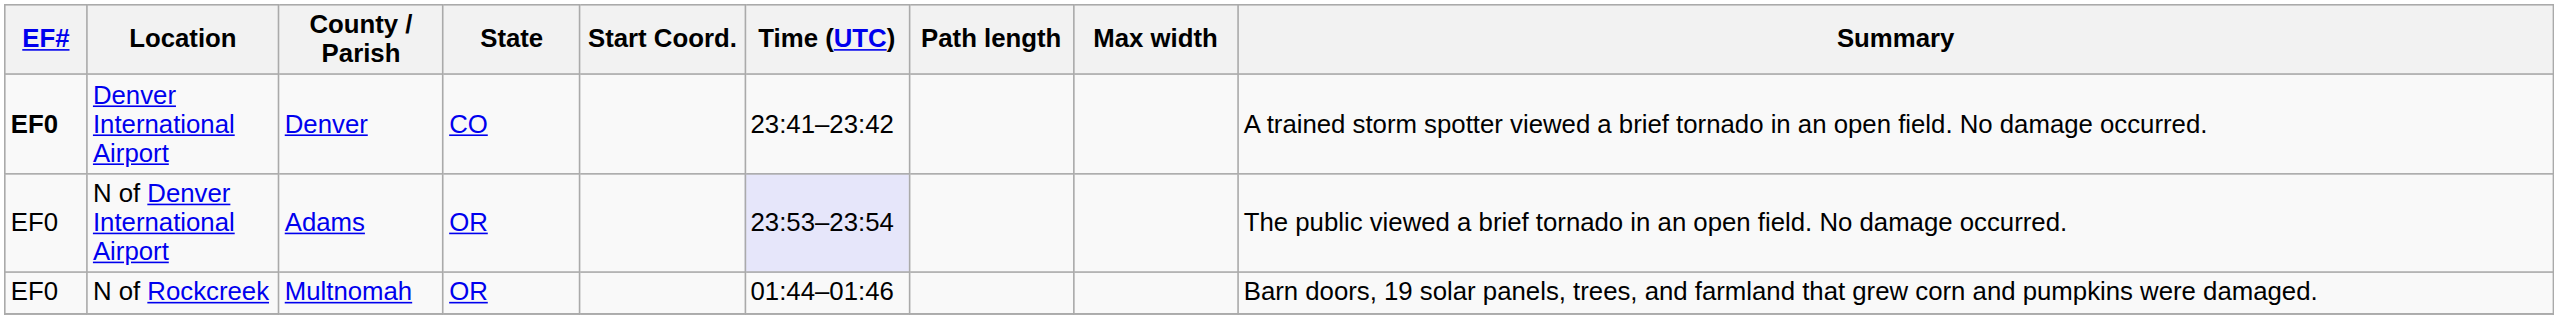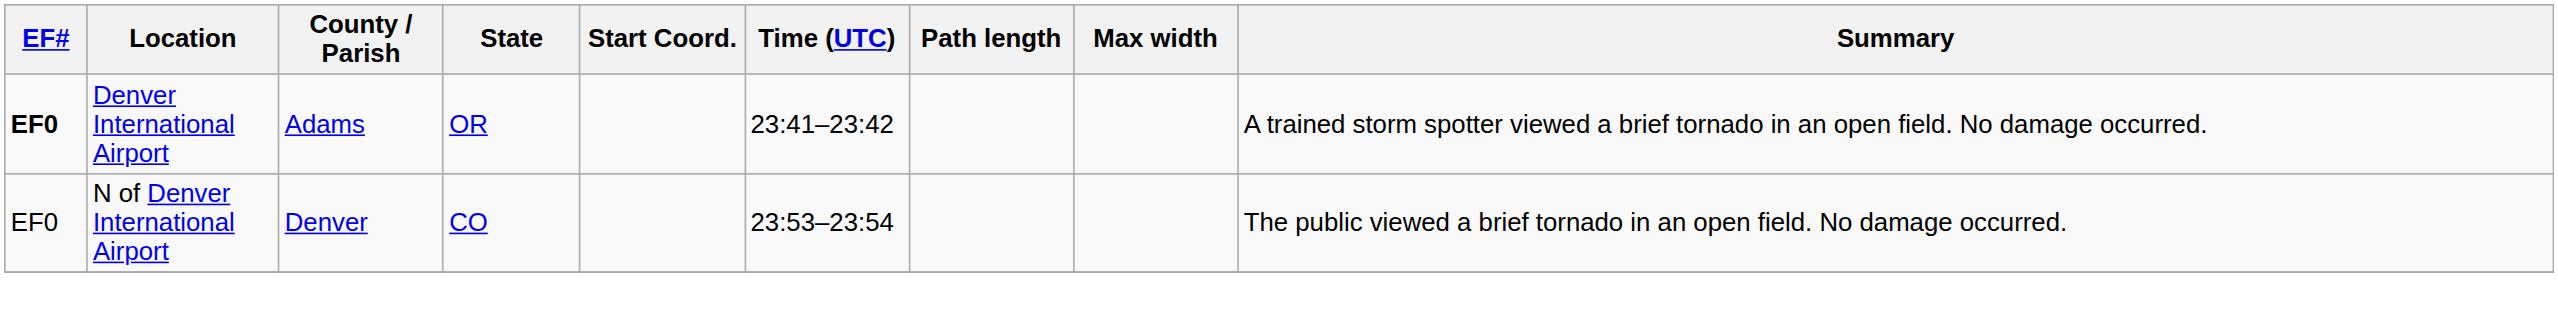(326, 123) Denver -> (325, 123) Adams
(468, 123) CO -> (468, 123) OR
(325, 222) Adams -> (326, 222) Denver
(468, 222) OR -> (468, 222) CO
(822, 222) lavender background -> (822, 222) no background
- row: (181, 292)
